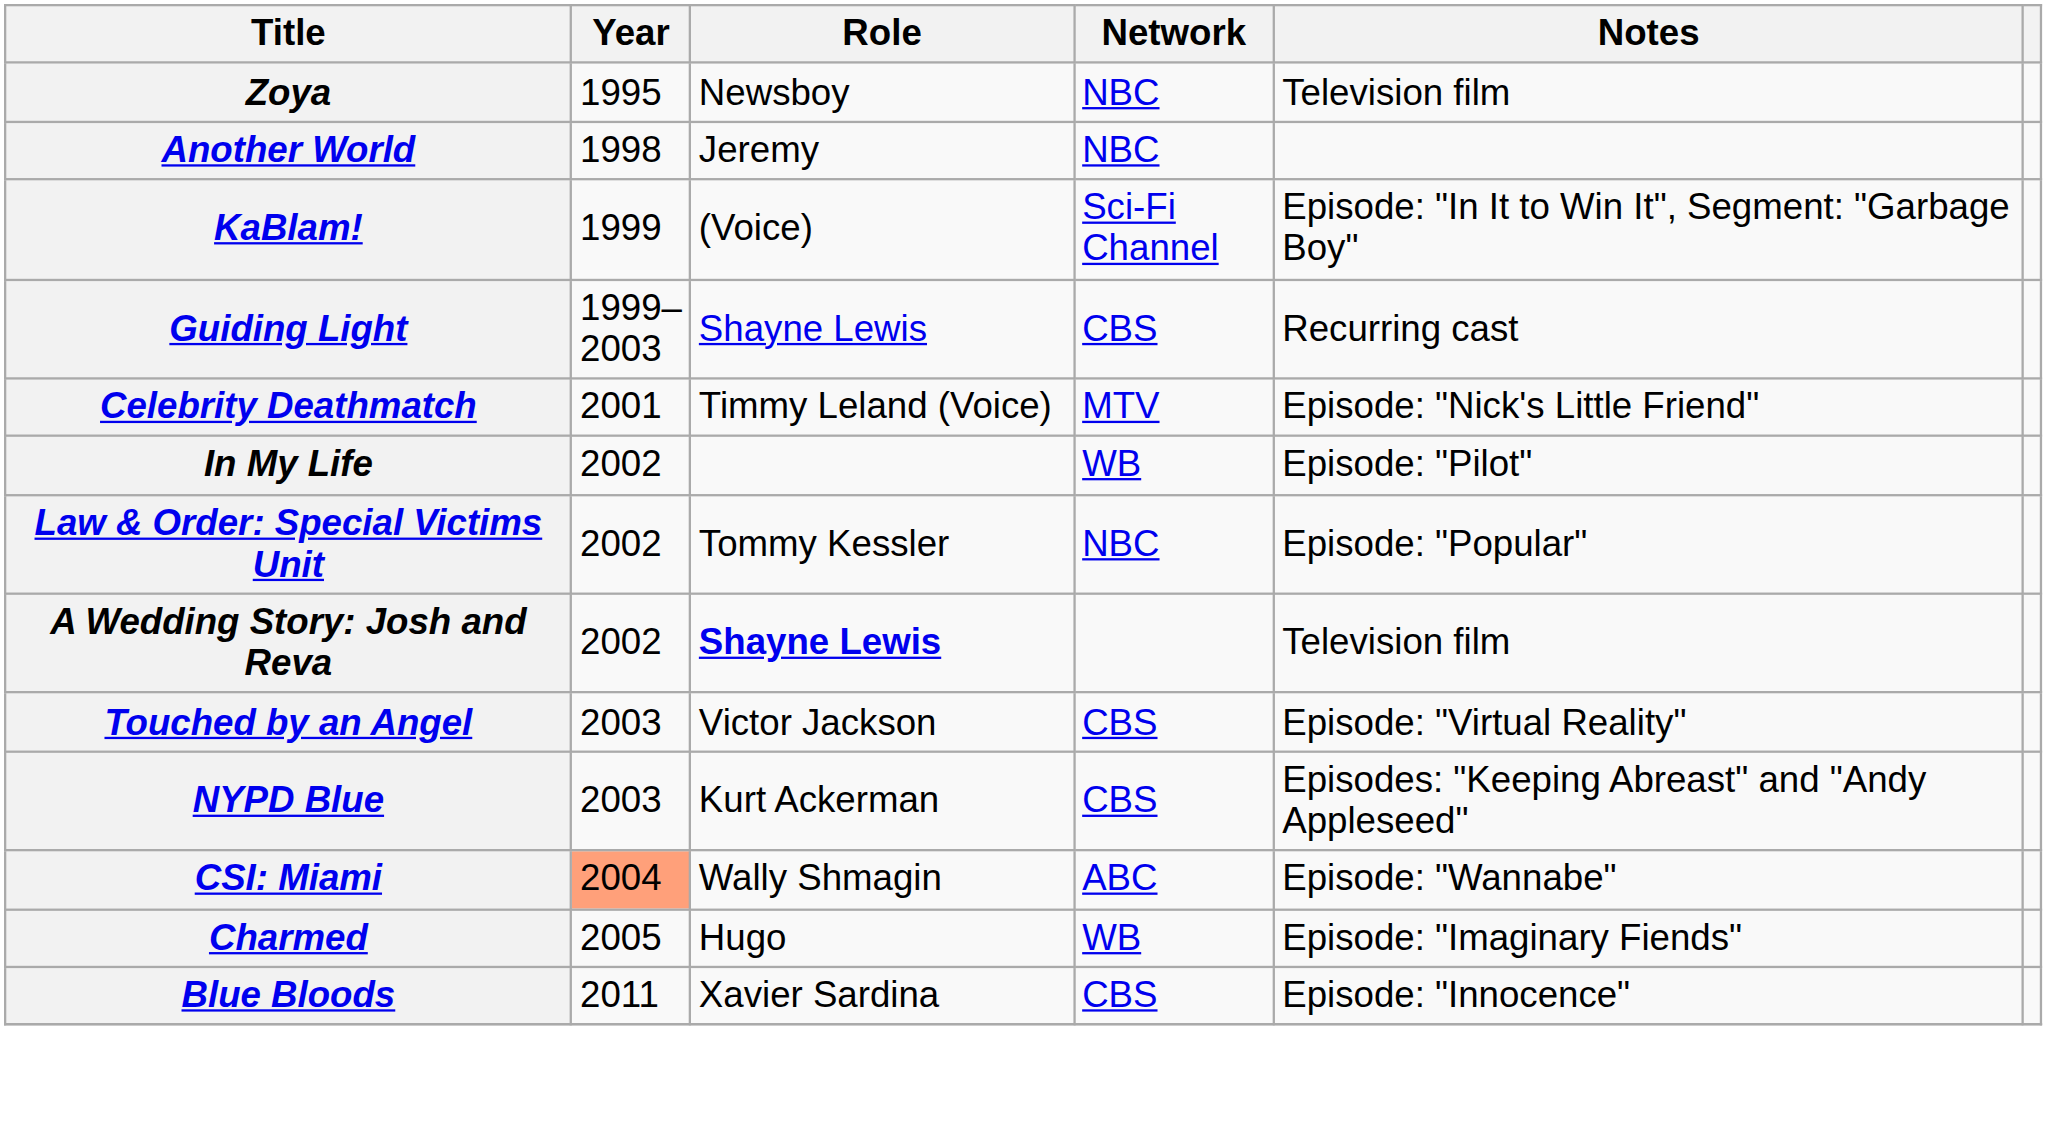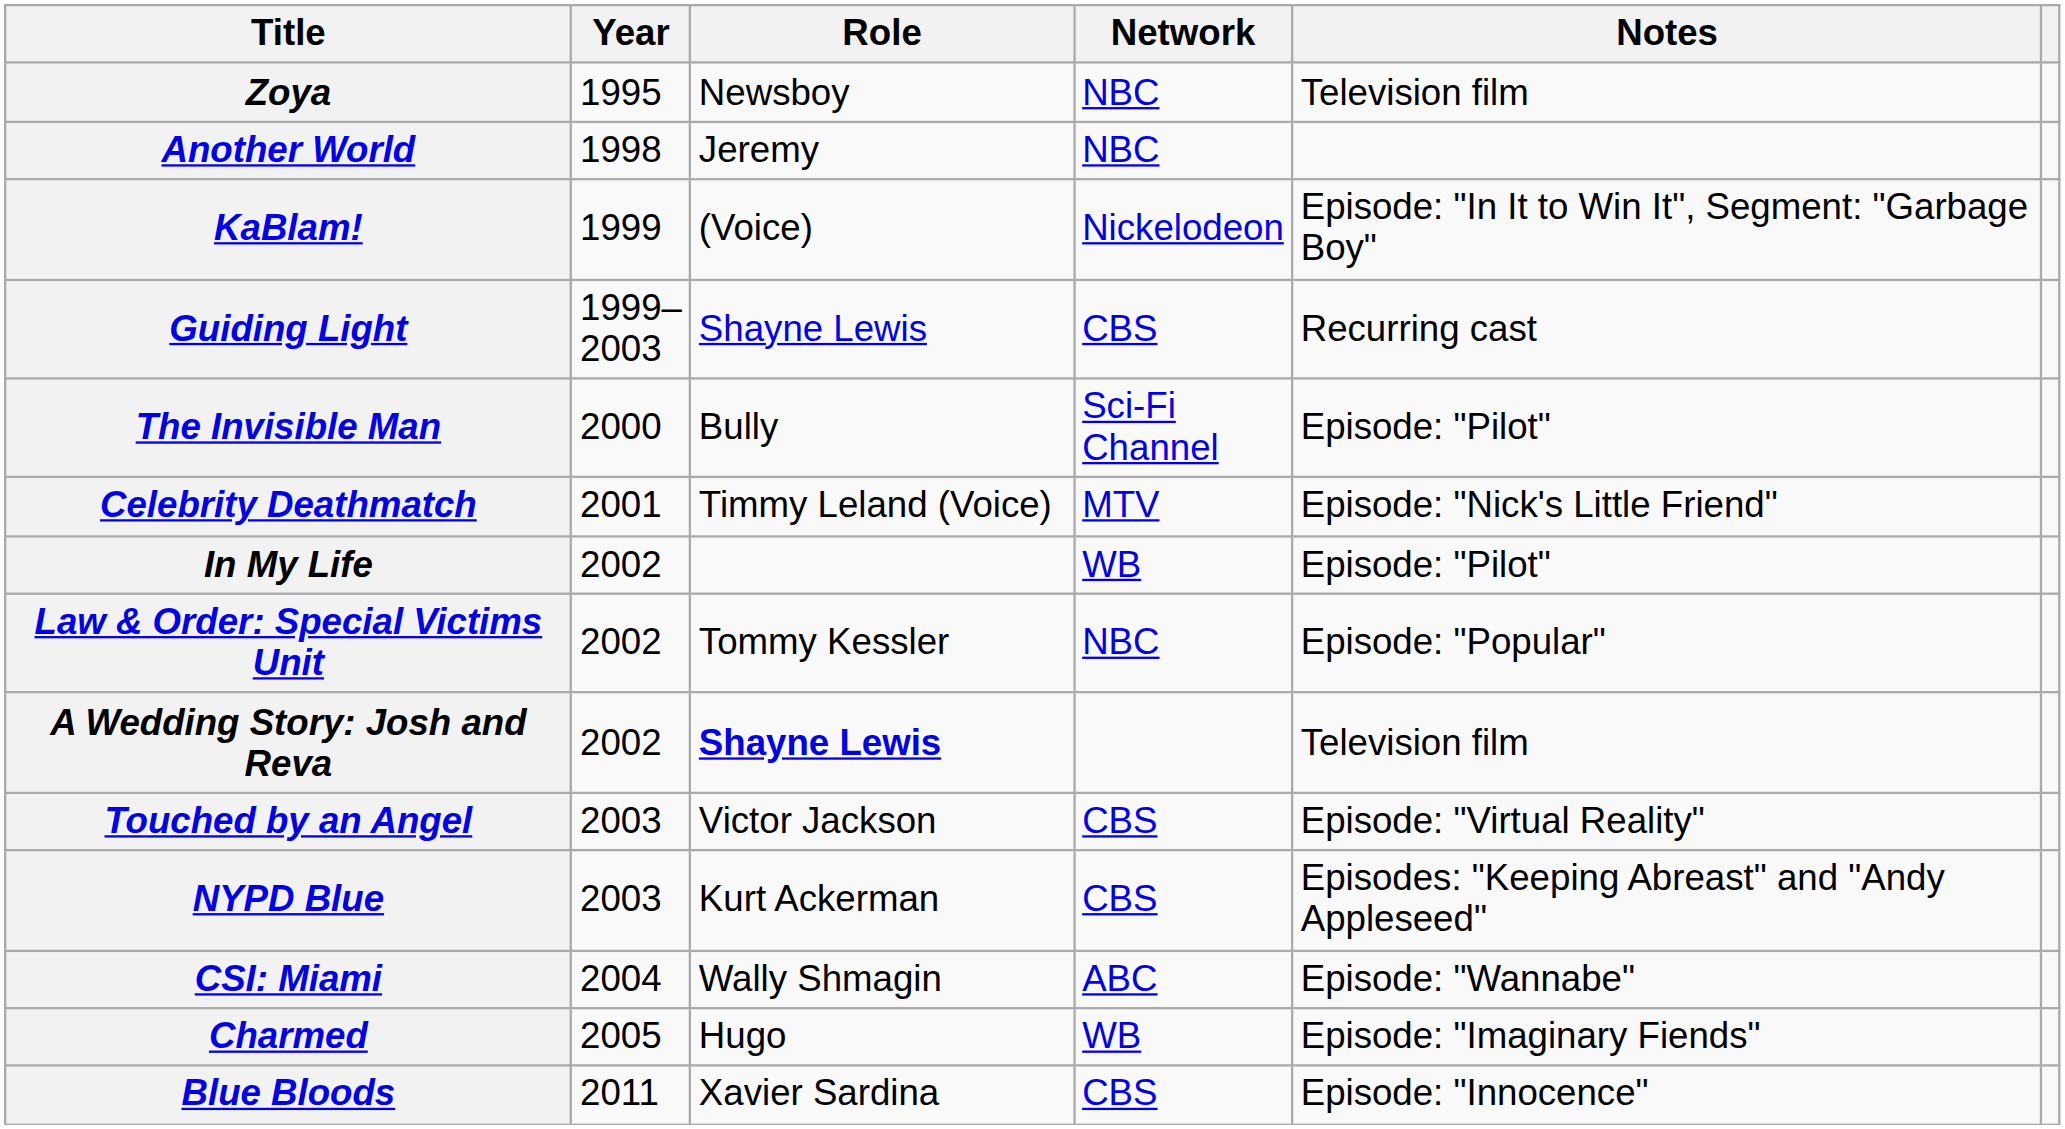(1150, 228) Sci-Fi Channel -> (1183, 228) Nickelodeon
+ row: (288, 427)
(621, 878) lightsalmon background -> (621, 978) no background
